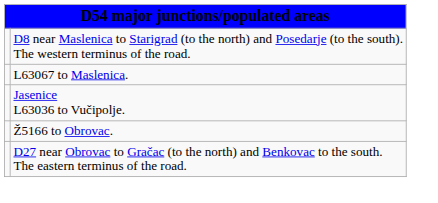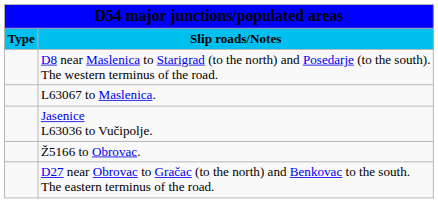+ row: (236, 38)
